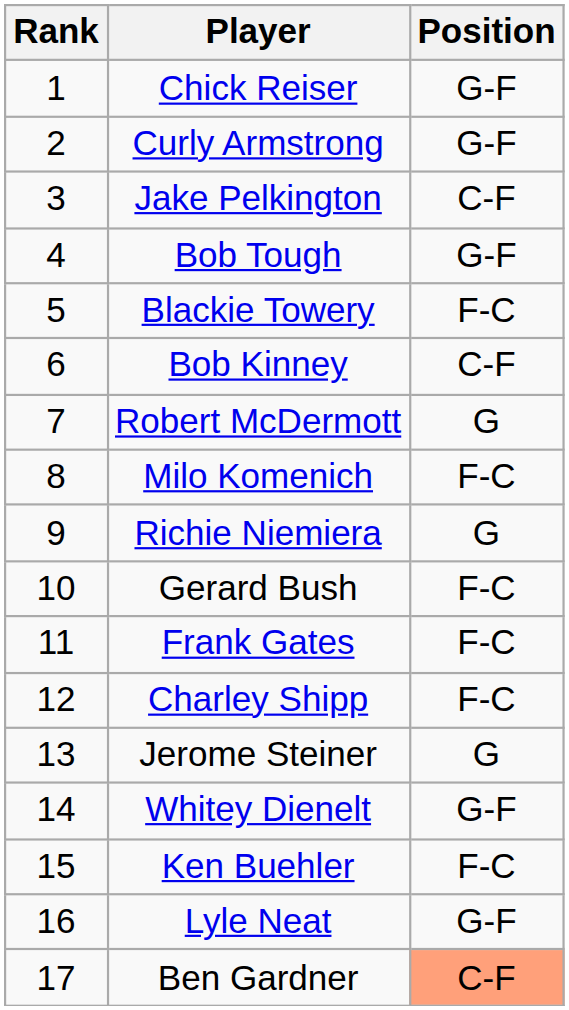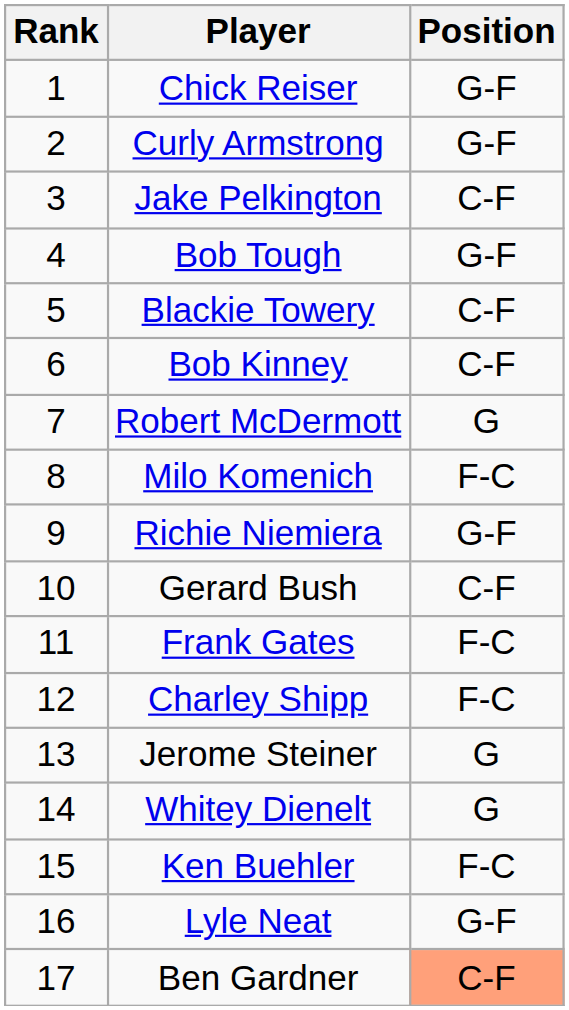(486, 310) F-C -> (486, 310) C-F
(487, 532) G -> (487, 532) G-F
(486, 587) F-C -> (486, 587) C-F
(487, 810) G-F -> (487, 810) G
